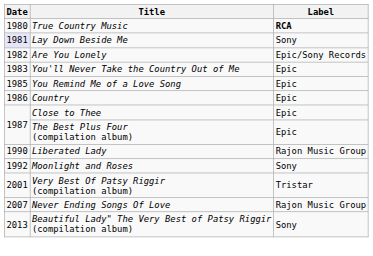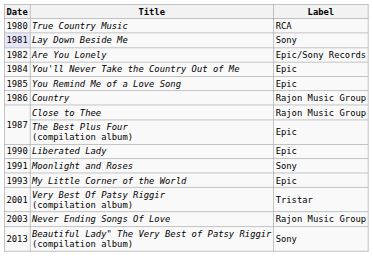(284, 26) bold -> (284, 26) normal
(17, 69) 1983 -> (17, 69) 1984
(286, 98) Epic -> (321, 98) Rajon Music Group
(286, 112) Epic -> (321, 112) Rajon Music Group
(321, 151) Rajon Music Group -> (286, 151) Epic
(17, 166) 1992 -> (17, 166) 1991
+ row: (109, 180)
(17, 205) 2007 -> (17, 219) 2003
